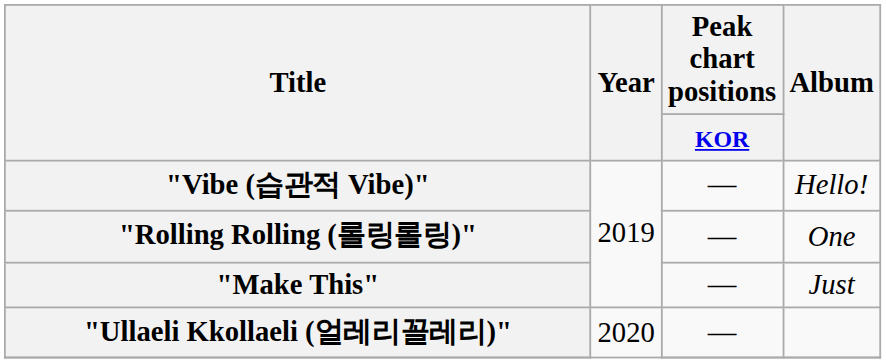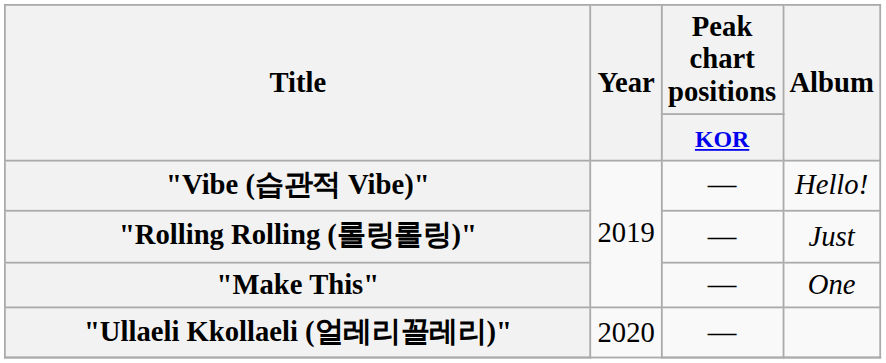(832, 235) One -> (832, 235) Just
(832, 284) Just -> (832, 284) One
